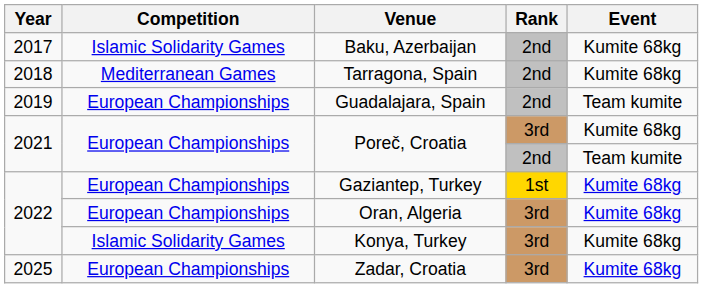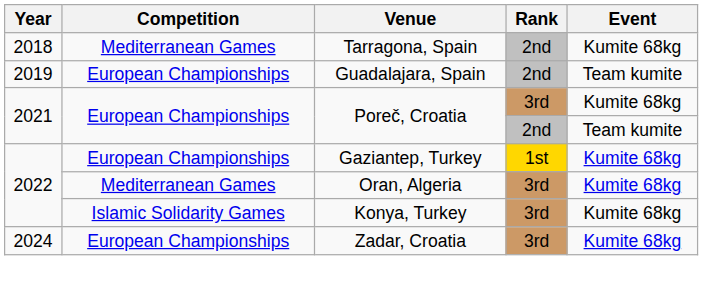- row: (410, 47)
(188, 213) European Championships -> (188, 185) Mediterranean Games
(33, 269) 2025 -> (33, 241) 2024
